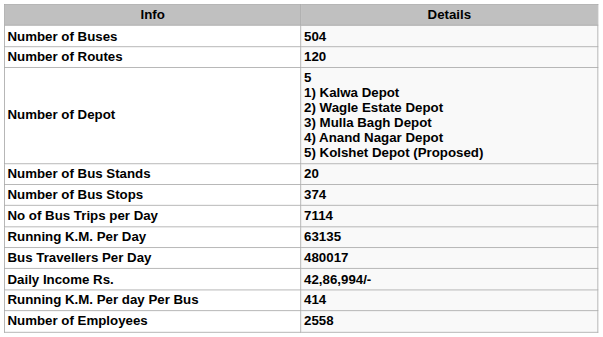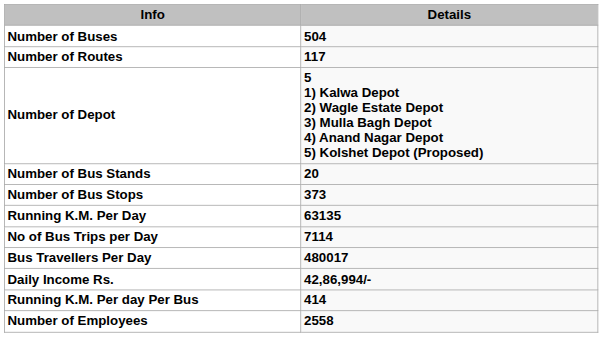(315, 57) 120 -> (315, 57) 117
(315, 195) 374 -> (315, 195) 373
rows swapped: (77, 237) <-> (83, 216)
